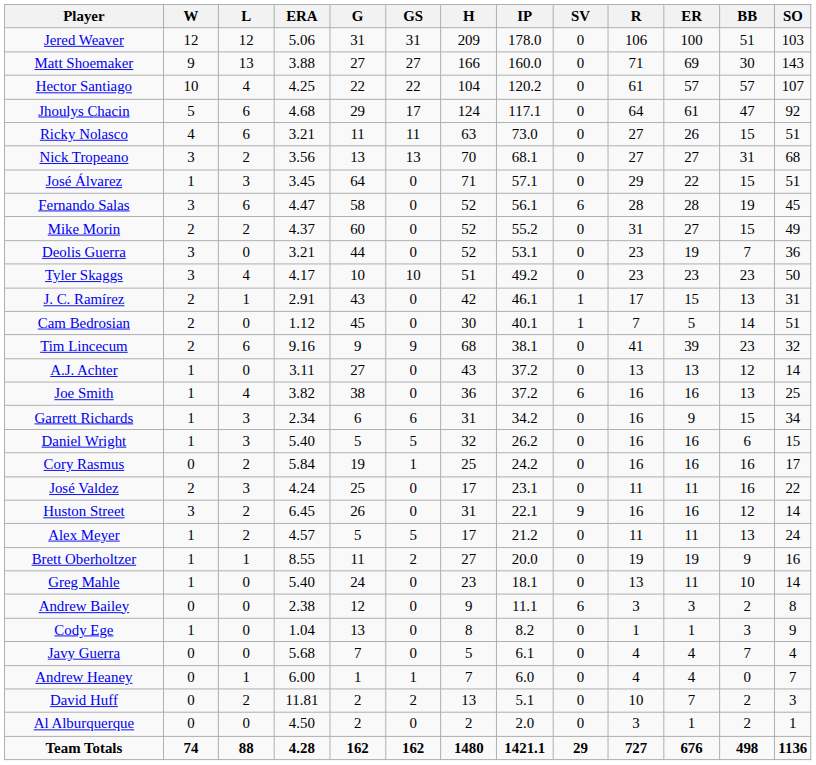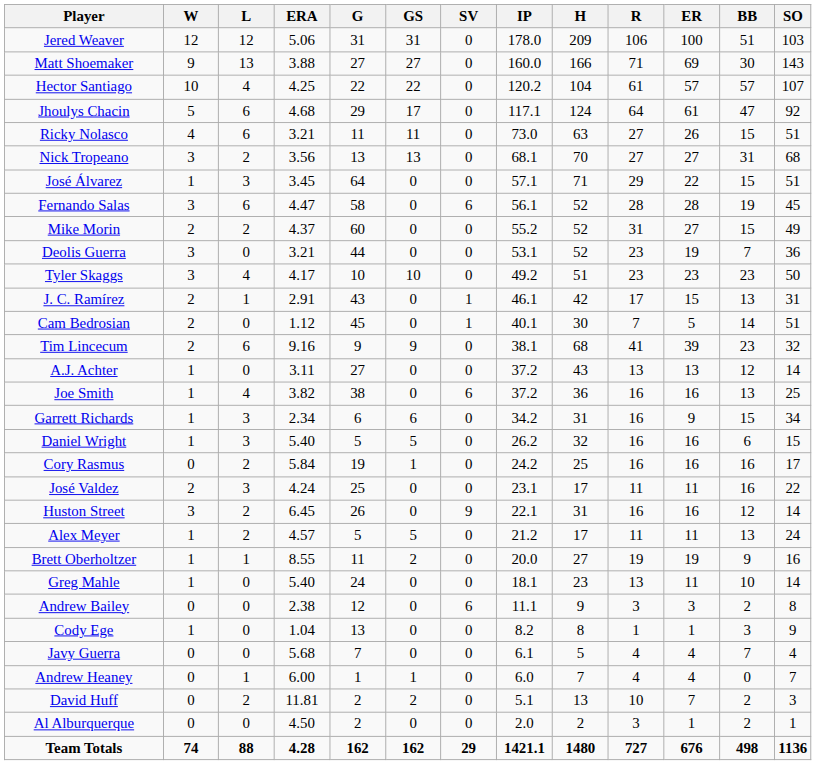columns swapped: (581, 16) <-> (469, 16)
